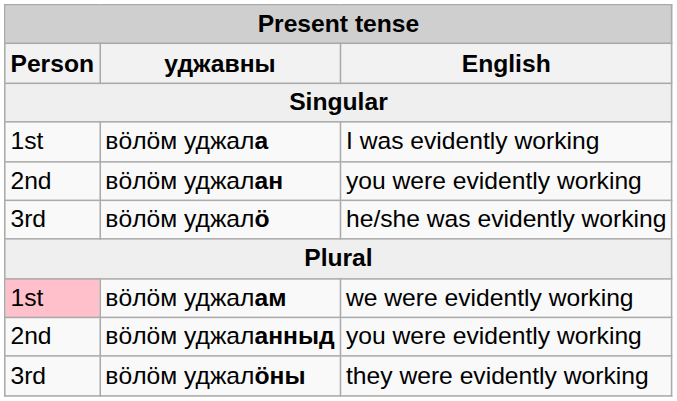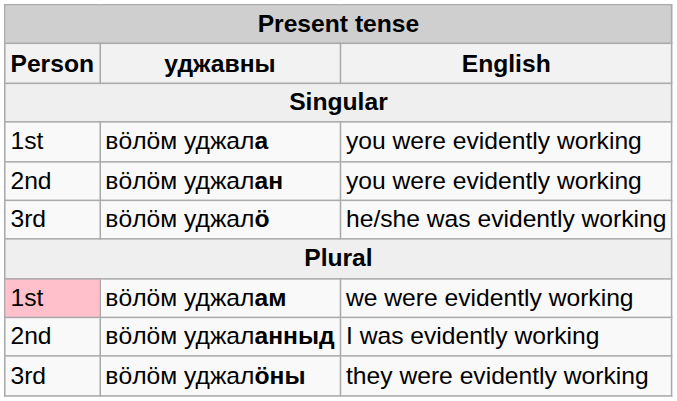(473, 141) I was evidently working -> (494, 141) you were evidently working
(494, 336) you were evidently working -> (473, 336) I was evidently working
